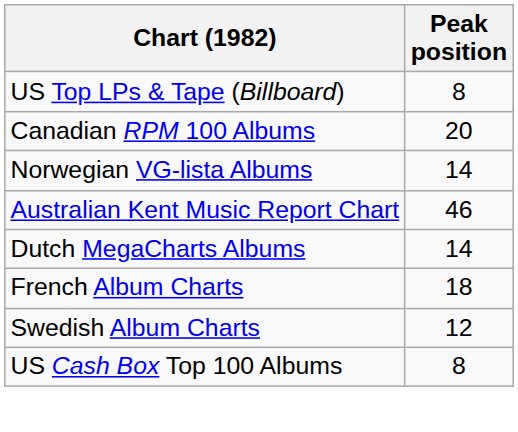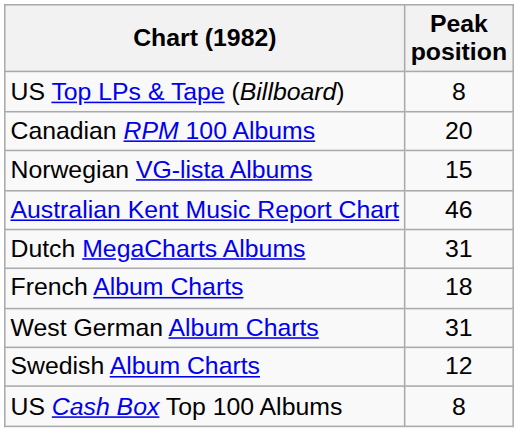(459, 170) 14 -> (459, 170) 15
(459, 248) 14 -> (459, 248) 31
+ row: (165, 327)
